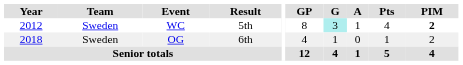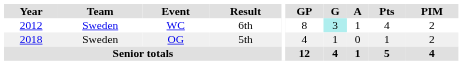(246, 25) 5th -> (246, 25) 6th
(432, 25) bold -> (432, 25) normal
(246, 39) 6th -> (246, 39) 5th
